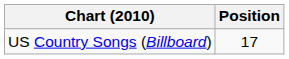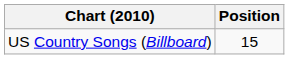(249, 41) 17 -> (249, 41) 15
